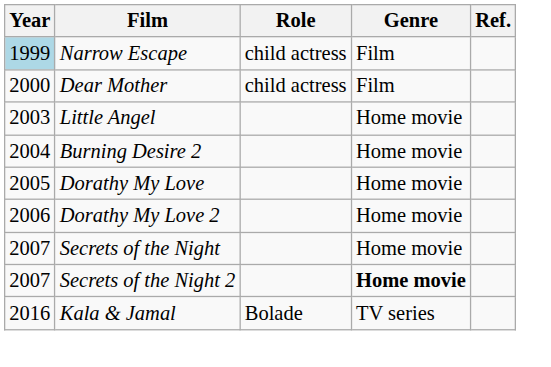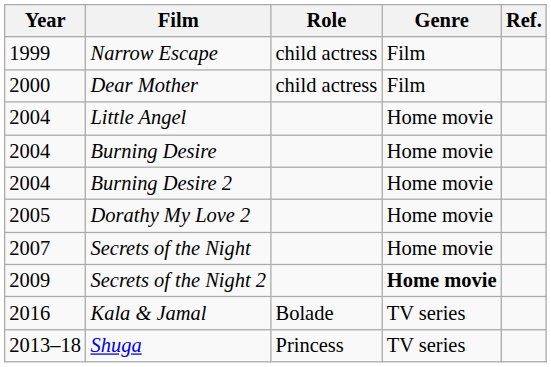(30, 53) lightblue background -> (30, 53) no background
(30, 118) 2003 -> (30, 118) 2004
+ row: (154, 150)
- row: (132, 183)
(30, 215) 2006 -> (30, 215) 2005
(30, 280) 2007 -> (30, 280) 2009
+ row: (116, 345)
